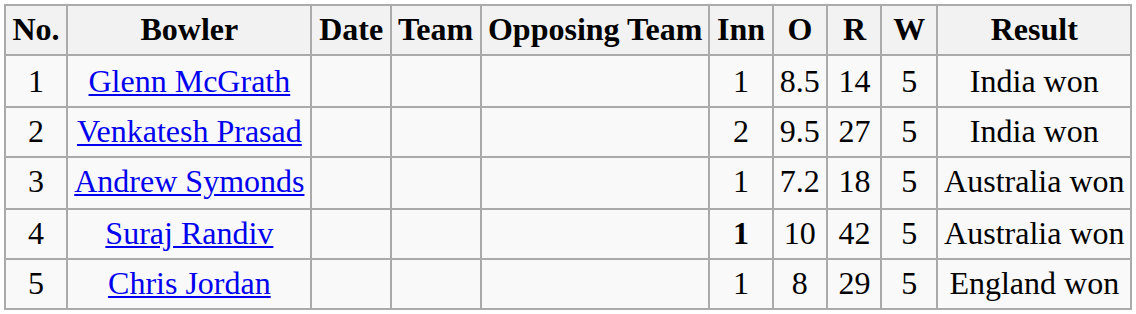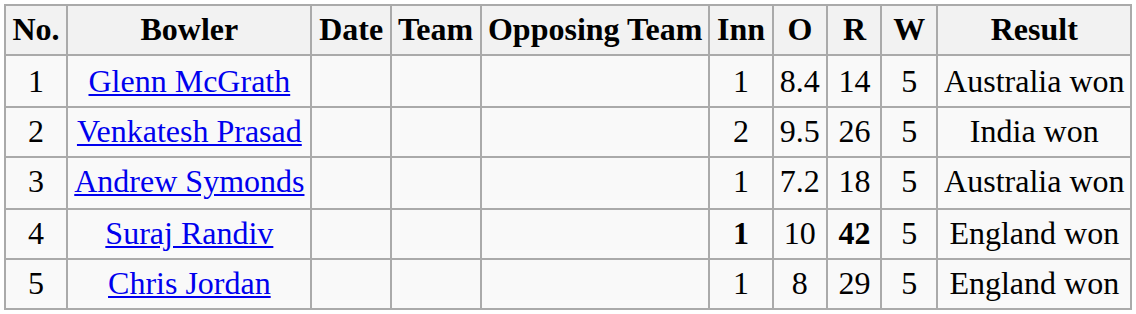(800, 80) 8.5 -> (800, 80) 8.4
(1034, 80) India won -> (1034, 80) Australia won
(855, 131) 27 -> (855, 131) 26
(855, 232) normal -> (855, 232) bold
(1034, 232) Australia won -> (1034, 232) England won
